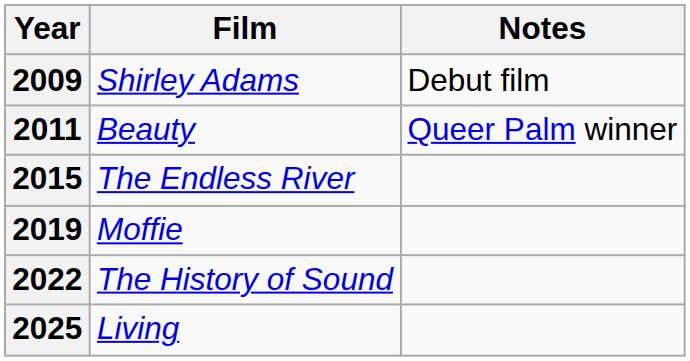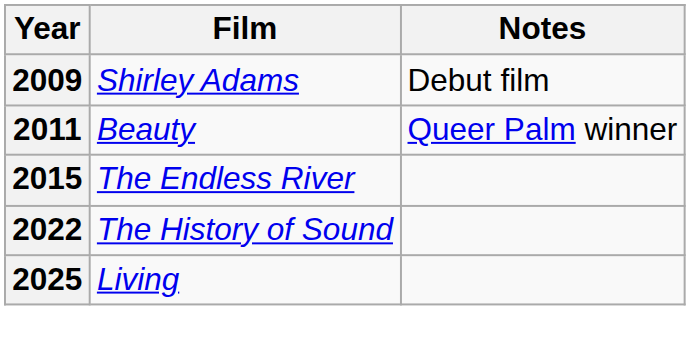- row: (47, 229)
